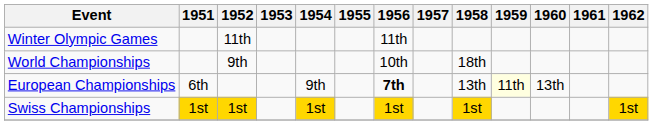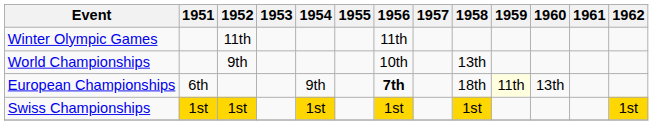(472, 62) 18th -> (472, 62) 13th
(472, 85) 13th -> (472, 85) 18th
